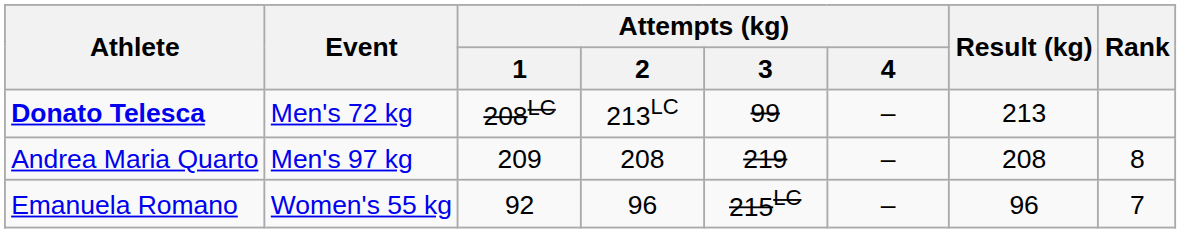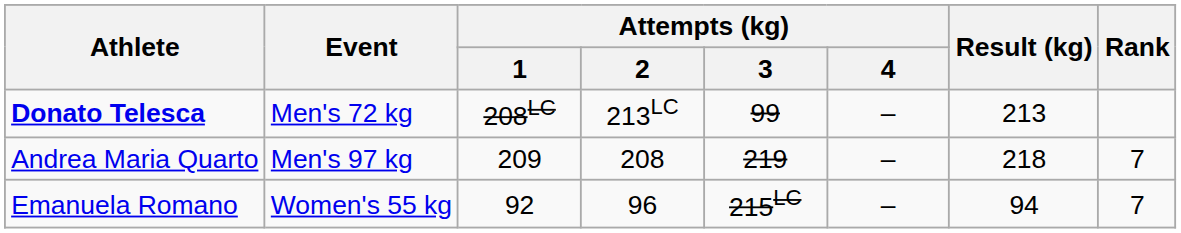(1024, 159) 208 -> (1024, 159) 218
(1137, 159) 8 -> (1137, 159) 7
(1024, 204) 96 -> (1024, 204) 94
